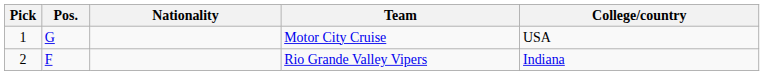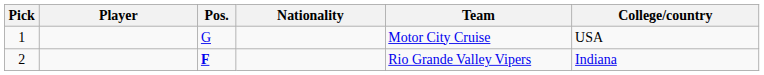+ column: (118, 15)
(49, 59) normal -> (205, 59) bold
